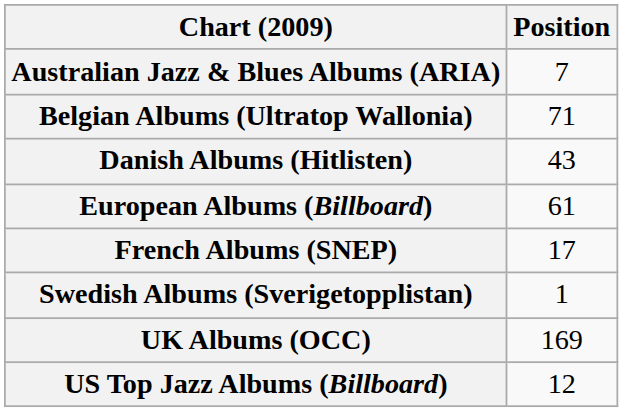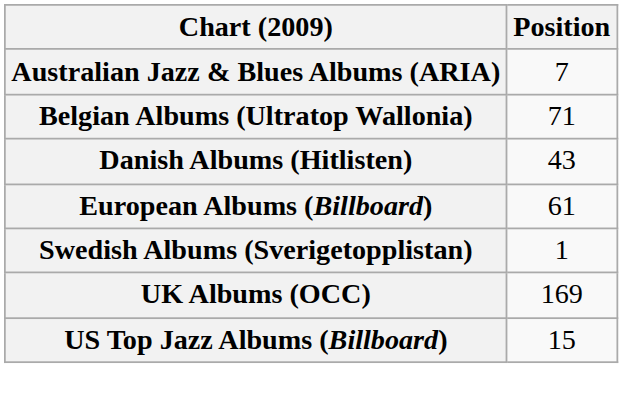- row: (256, 250)
(562, 384) 12 -> (562, 339) 15
